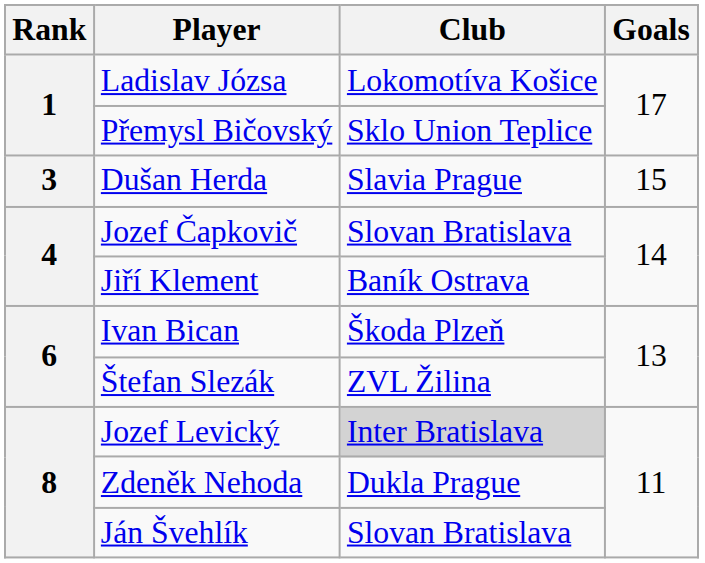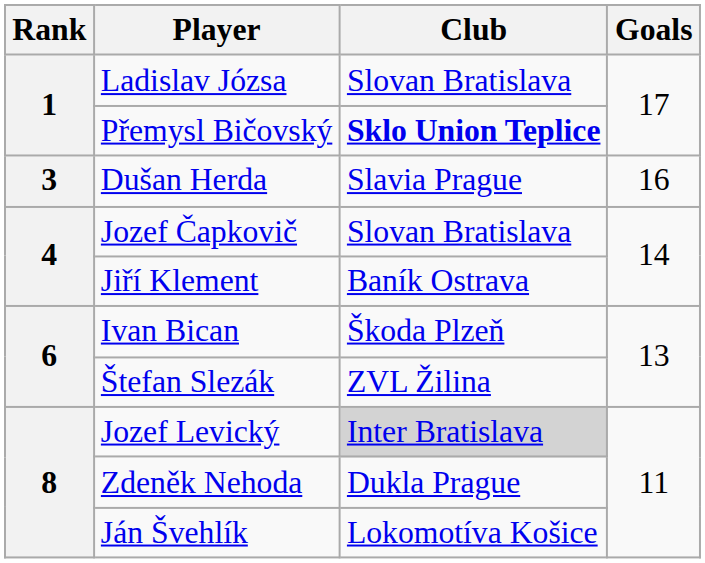(472, 79) Lokomotíva Košice -> (459, 79) Slovan Bratislava
(470, 130) normal -> (474, 130) bold
(651, 180) 15 -> (654, 180) 16
(459, 532) Slovan Bratislava -> (472, 532) Lokomotíva Košice
